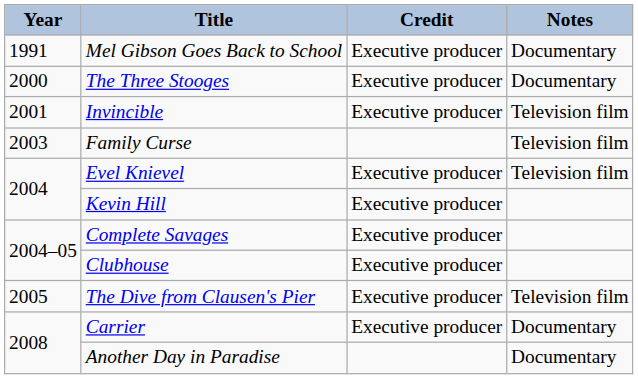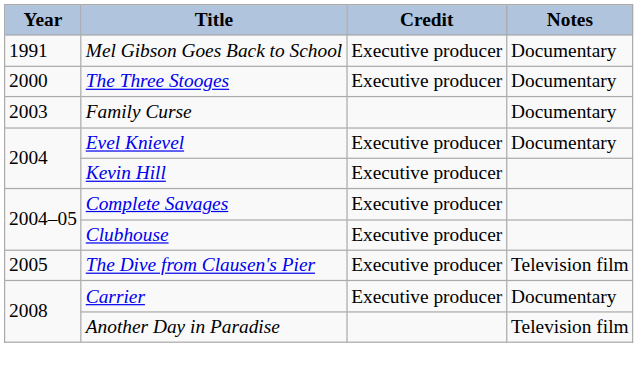- row: (124, 111)
(570, 142) Television film -> (564, 111) Documentary
(570, 173) Television film -> (564, 142) Documentary
(564, 357) Documentary -> (570, 326) Television film
